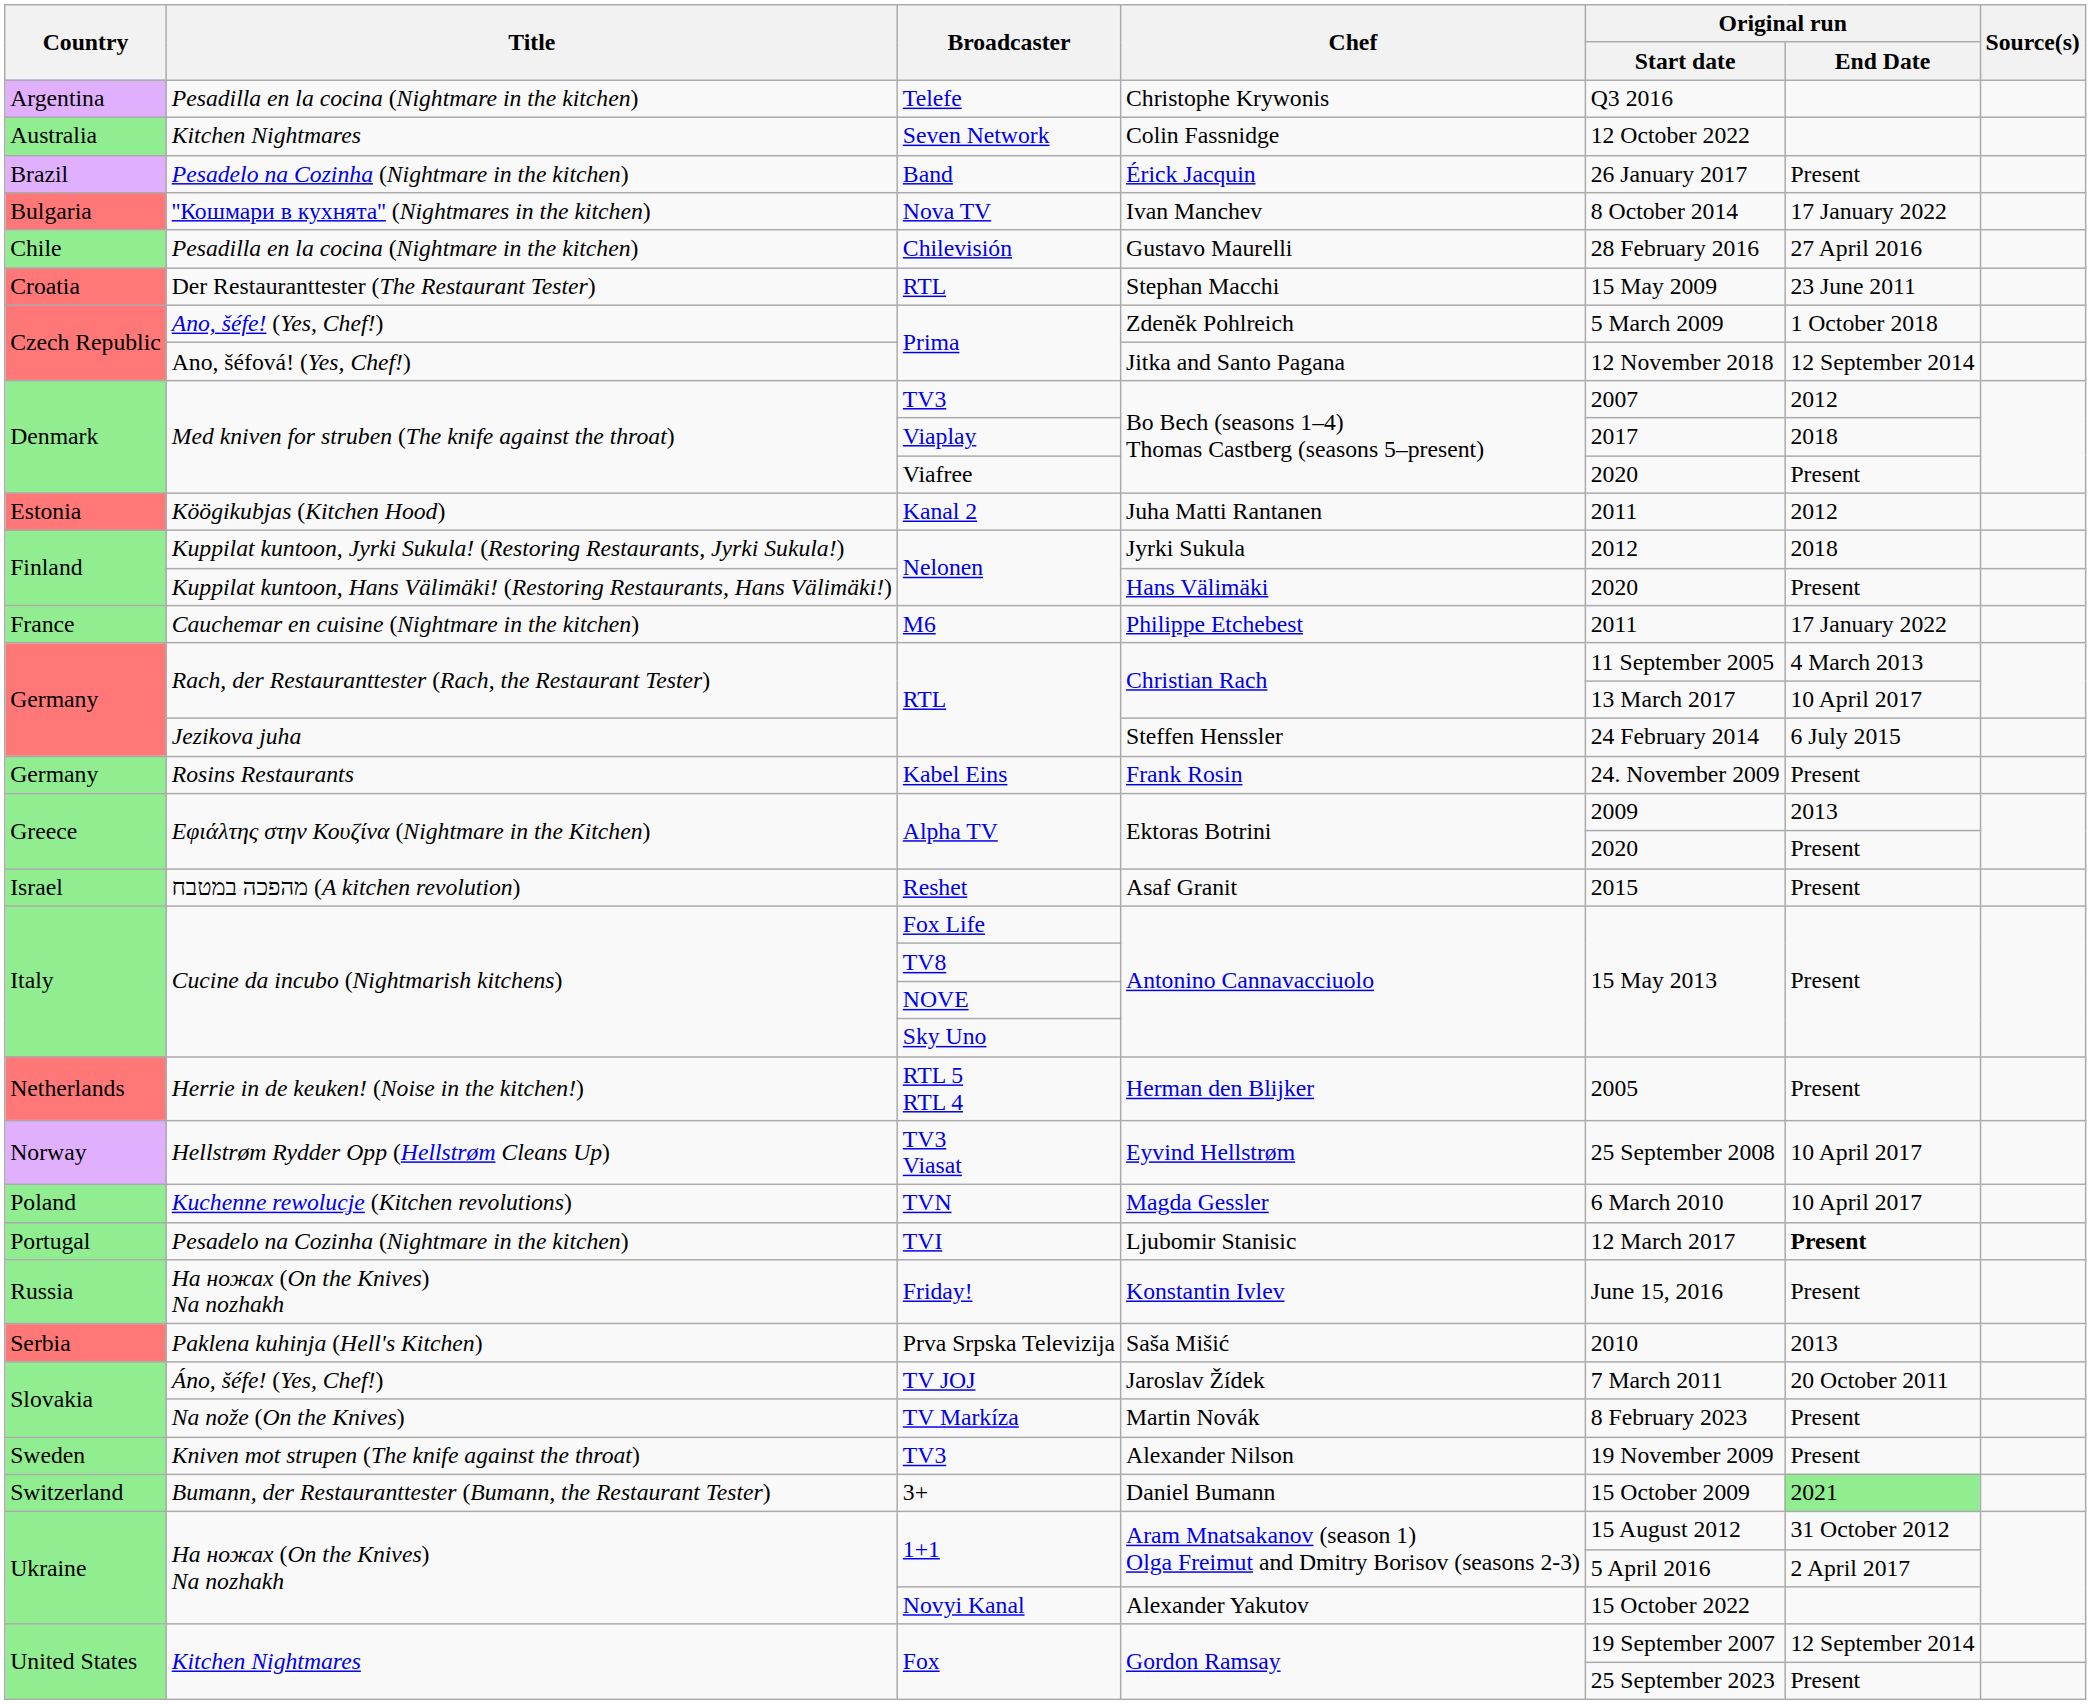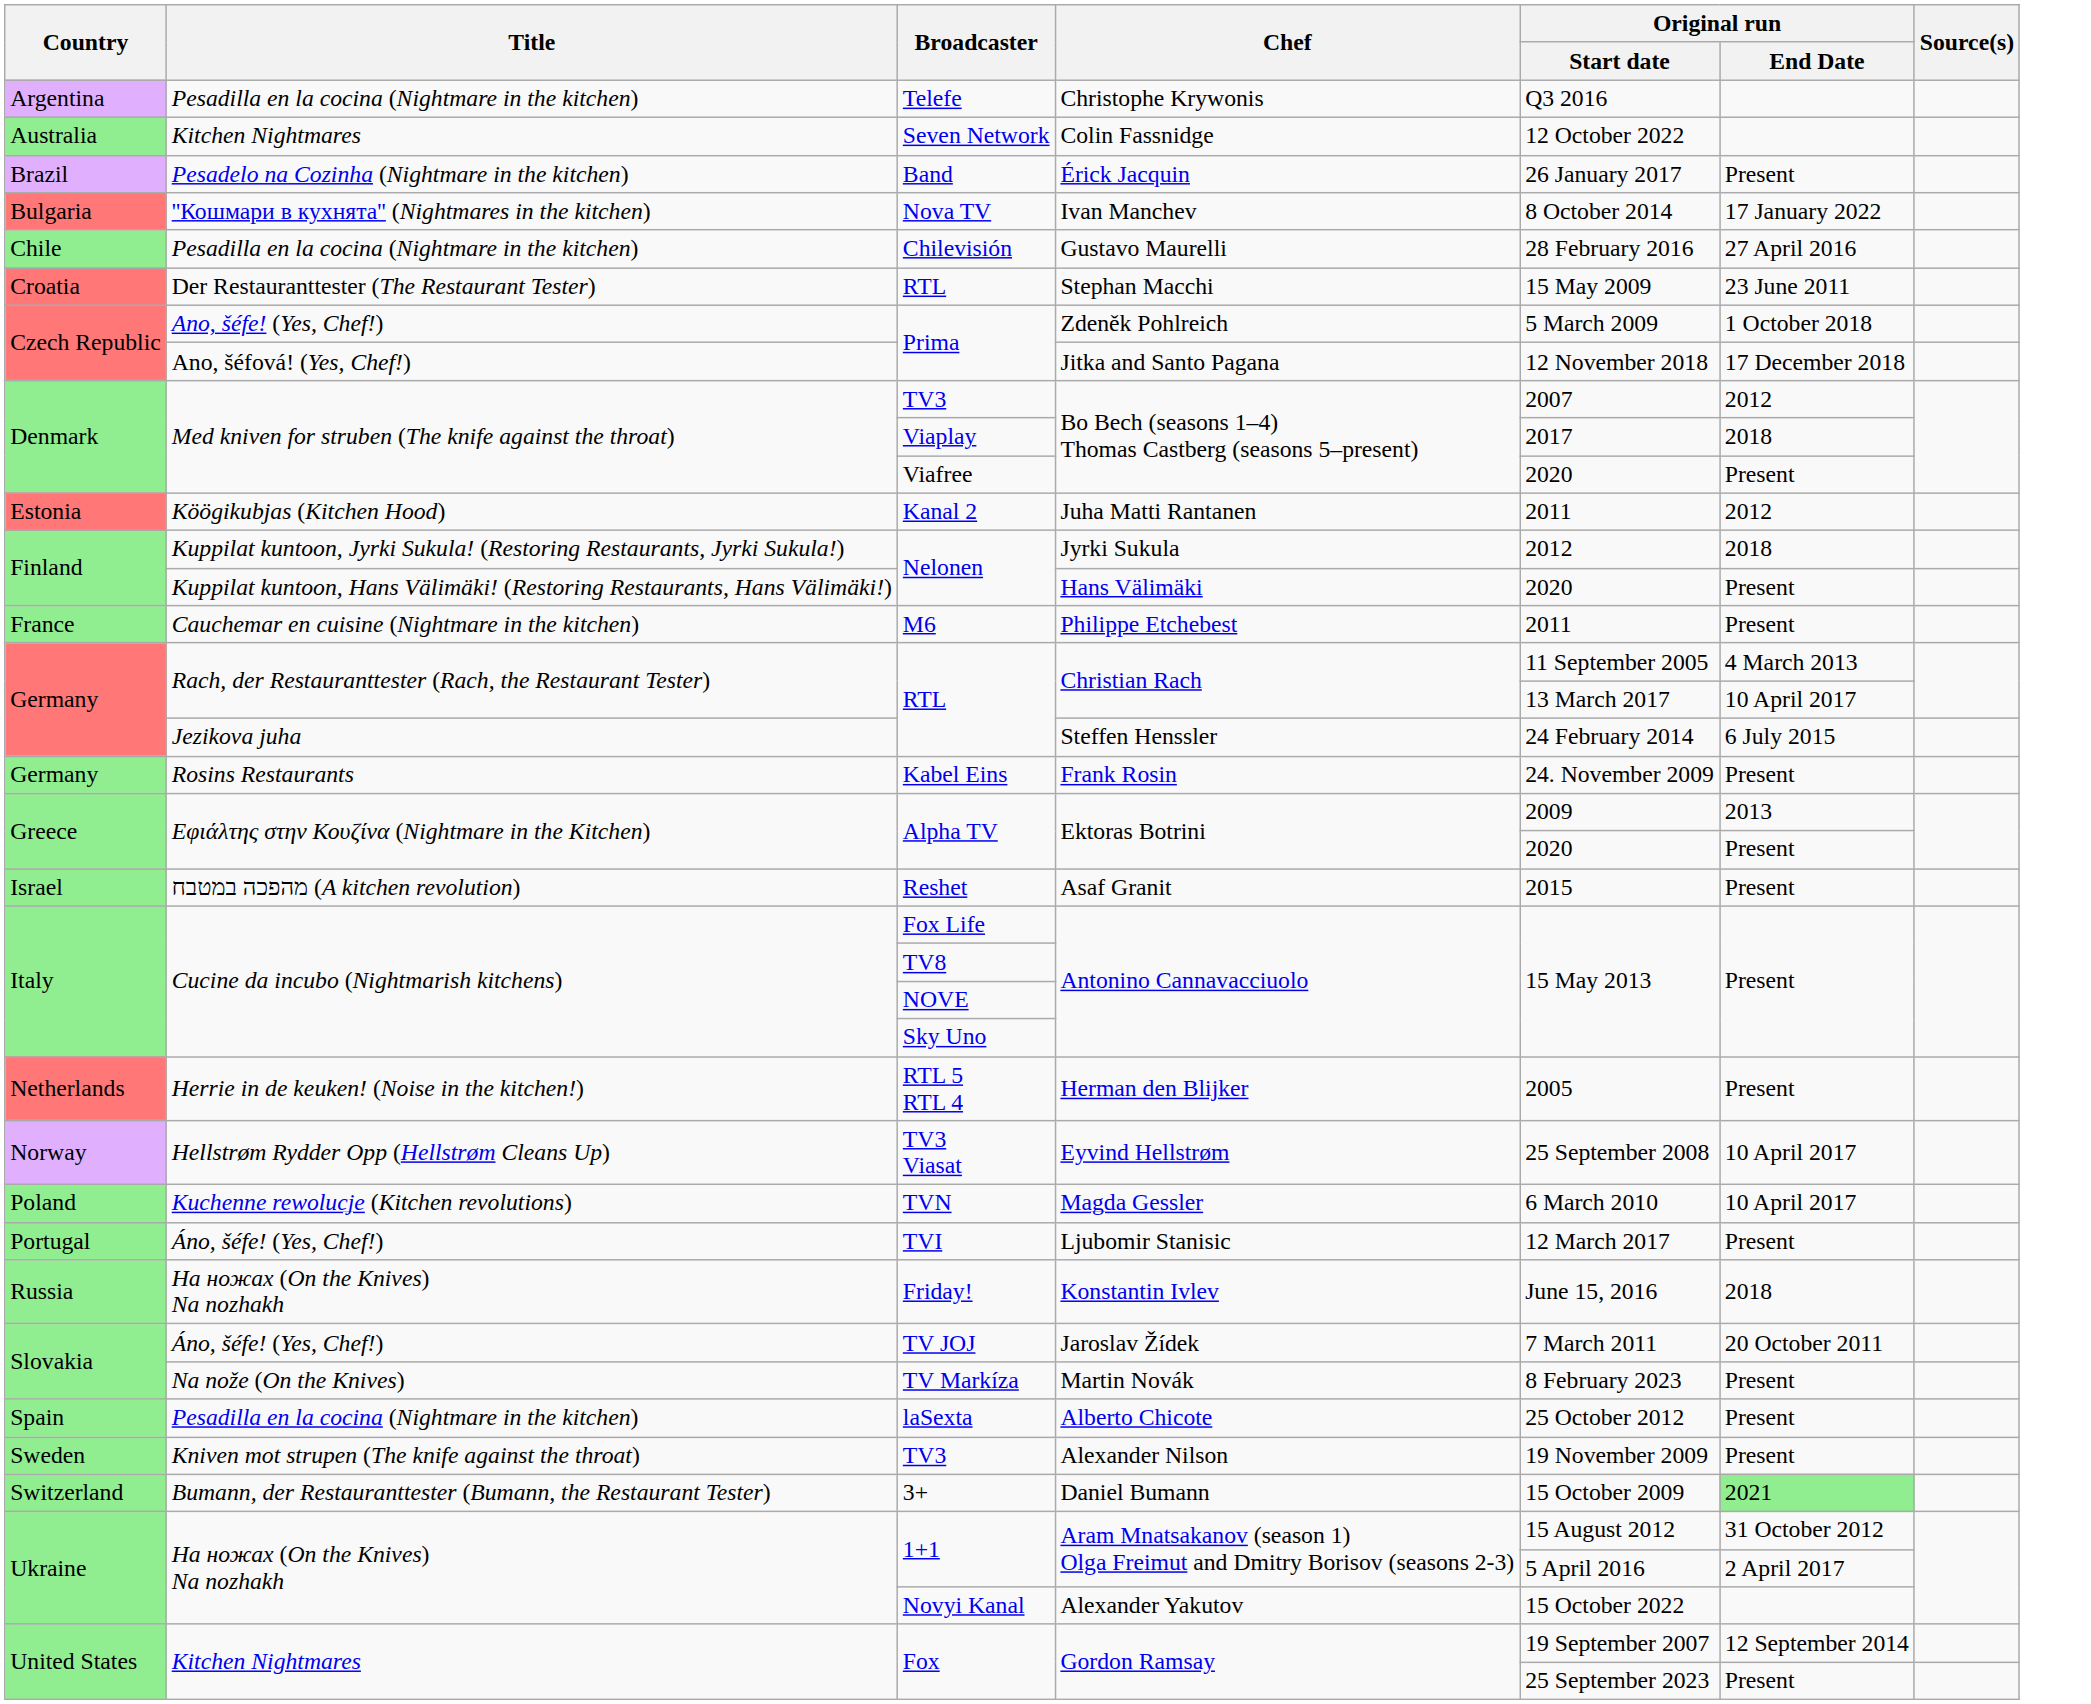(1883, 361) 12 September 2014 -> (1815, 361) 17 December 2018
(1869, 624) 17 January 2022 -> (1760, 624) Present
(400, 1240) Pesadelo na Cozinha (Nightmare in the kitchen) -> (277, 1240) Áno, šéfe! (Yes, Chef!)
(1828, 1240) bold -> (1760, 1240) normal
(1825, 1291) Present -> (1748, 1291) 2018
- row: (1009, 1342)
+ row: (938, 1417)
